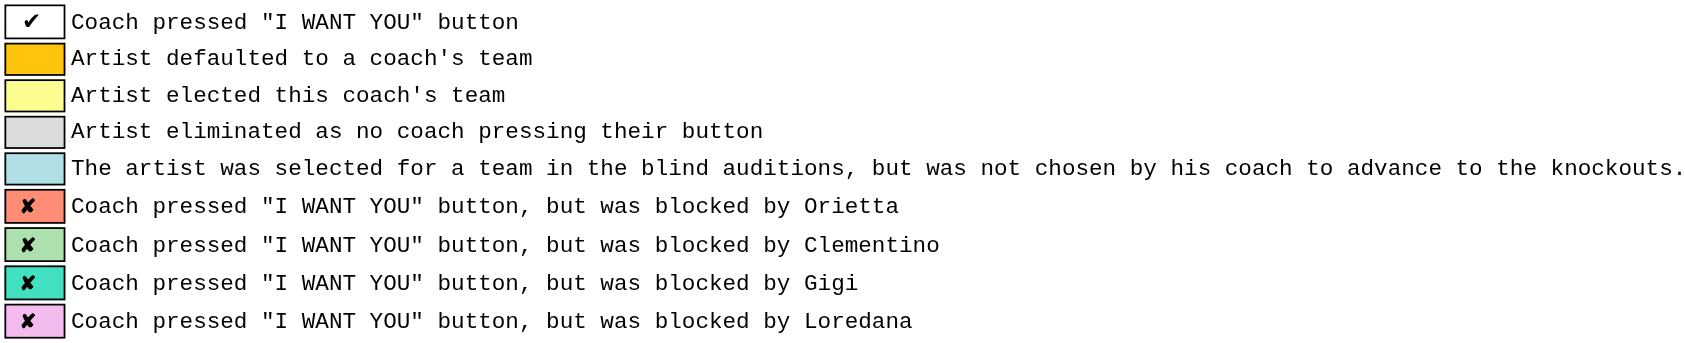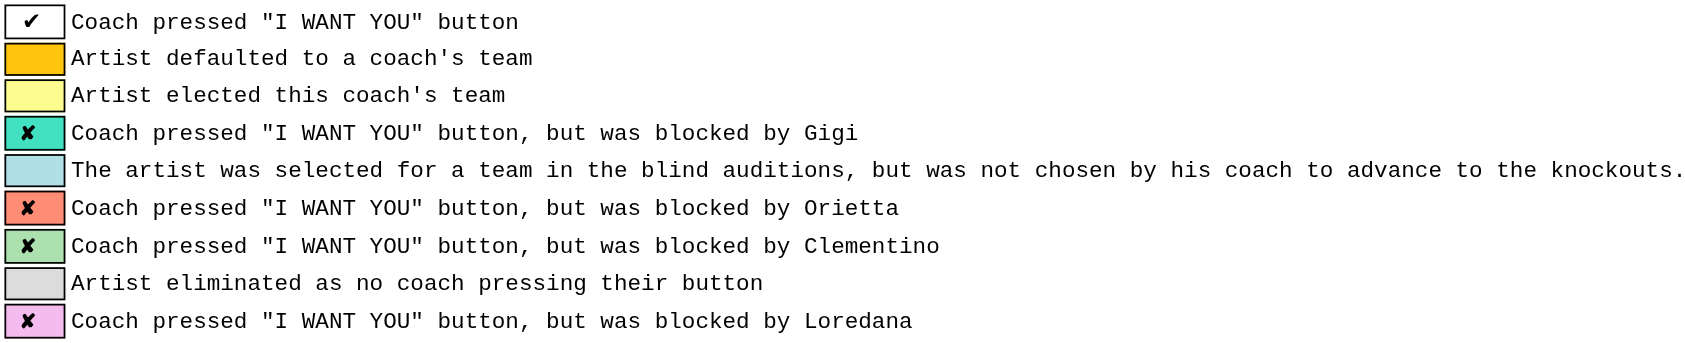rows swapped: (417, 132) <-> (465, 283)
